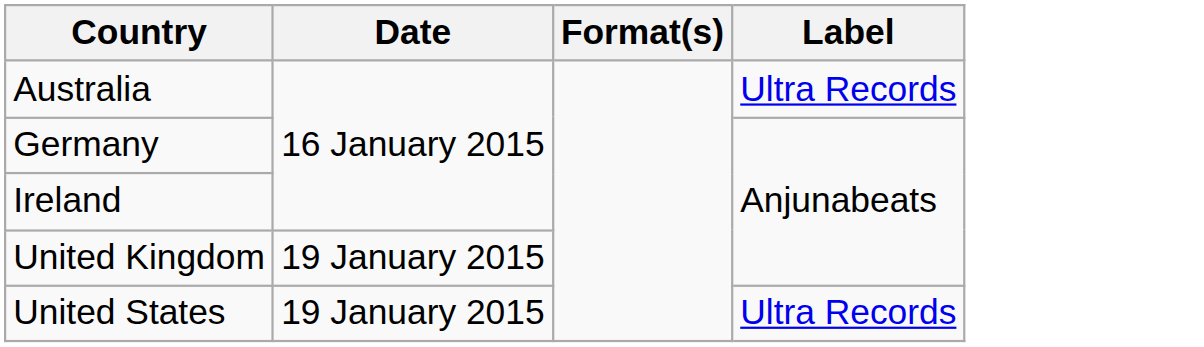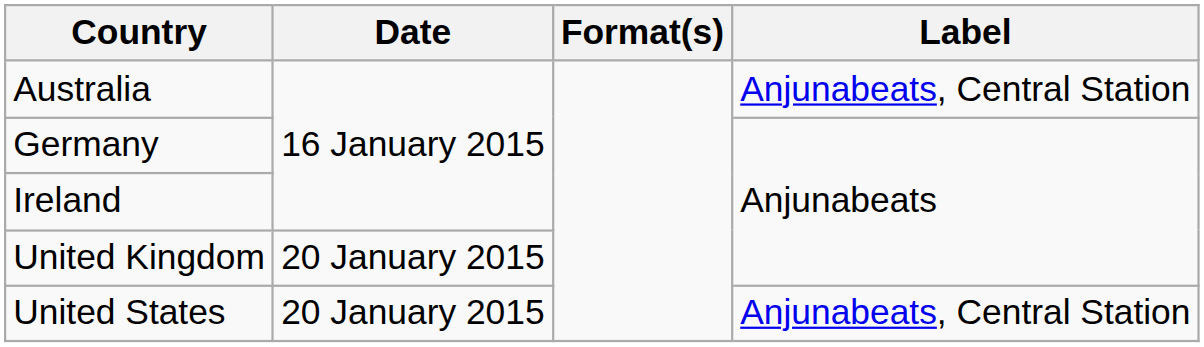(848, 88) Ultra Records -> (965, 88) Anjunabeats, Central Station
(413, 256) 19 January 2015 -> (413, 256) 20 January 2015
(413, 312) 19 January 2015 -> (413, 312) 20 January 2015
(848, 312) Ultra Records -> (965, 312) Anjunabeats, Central Station
